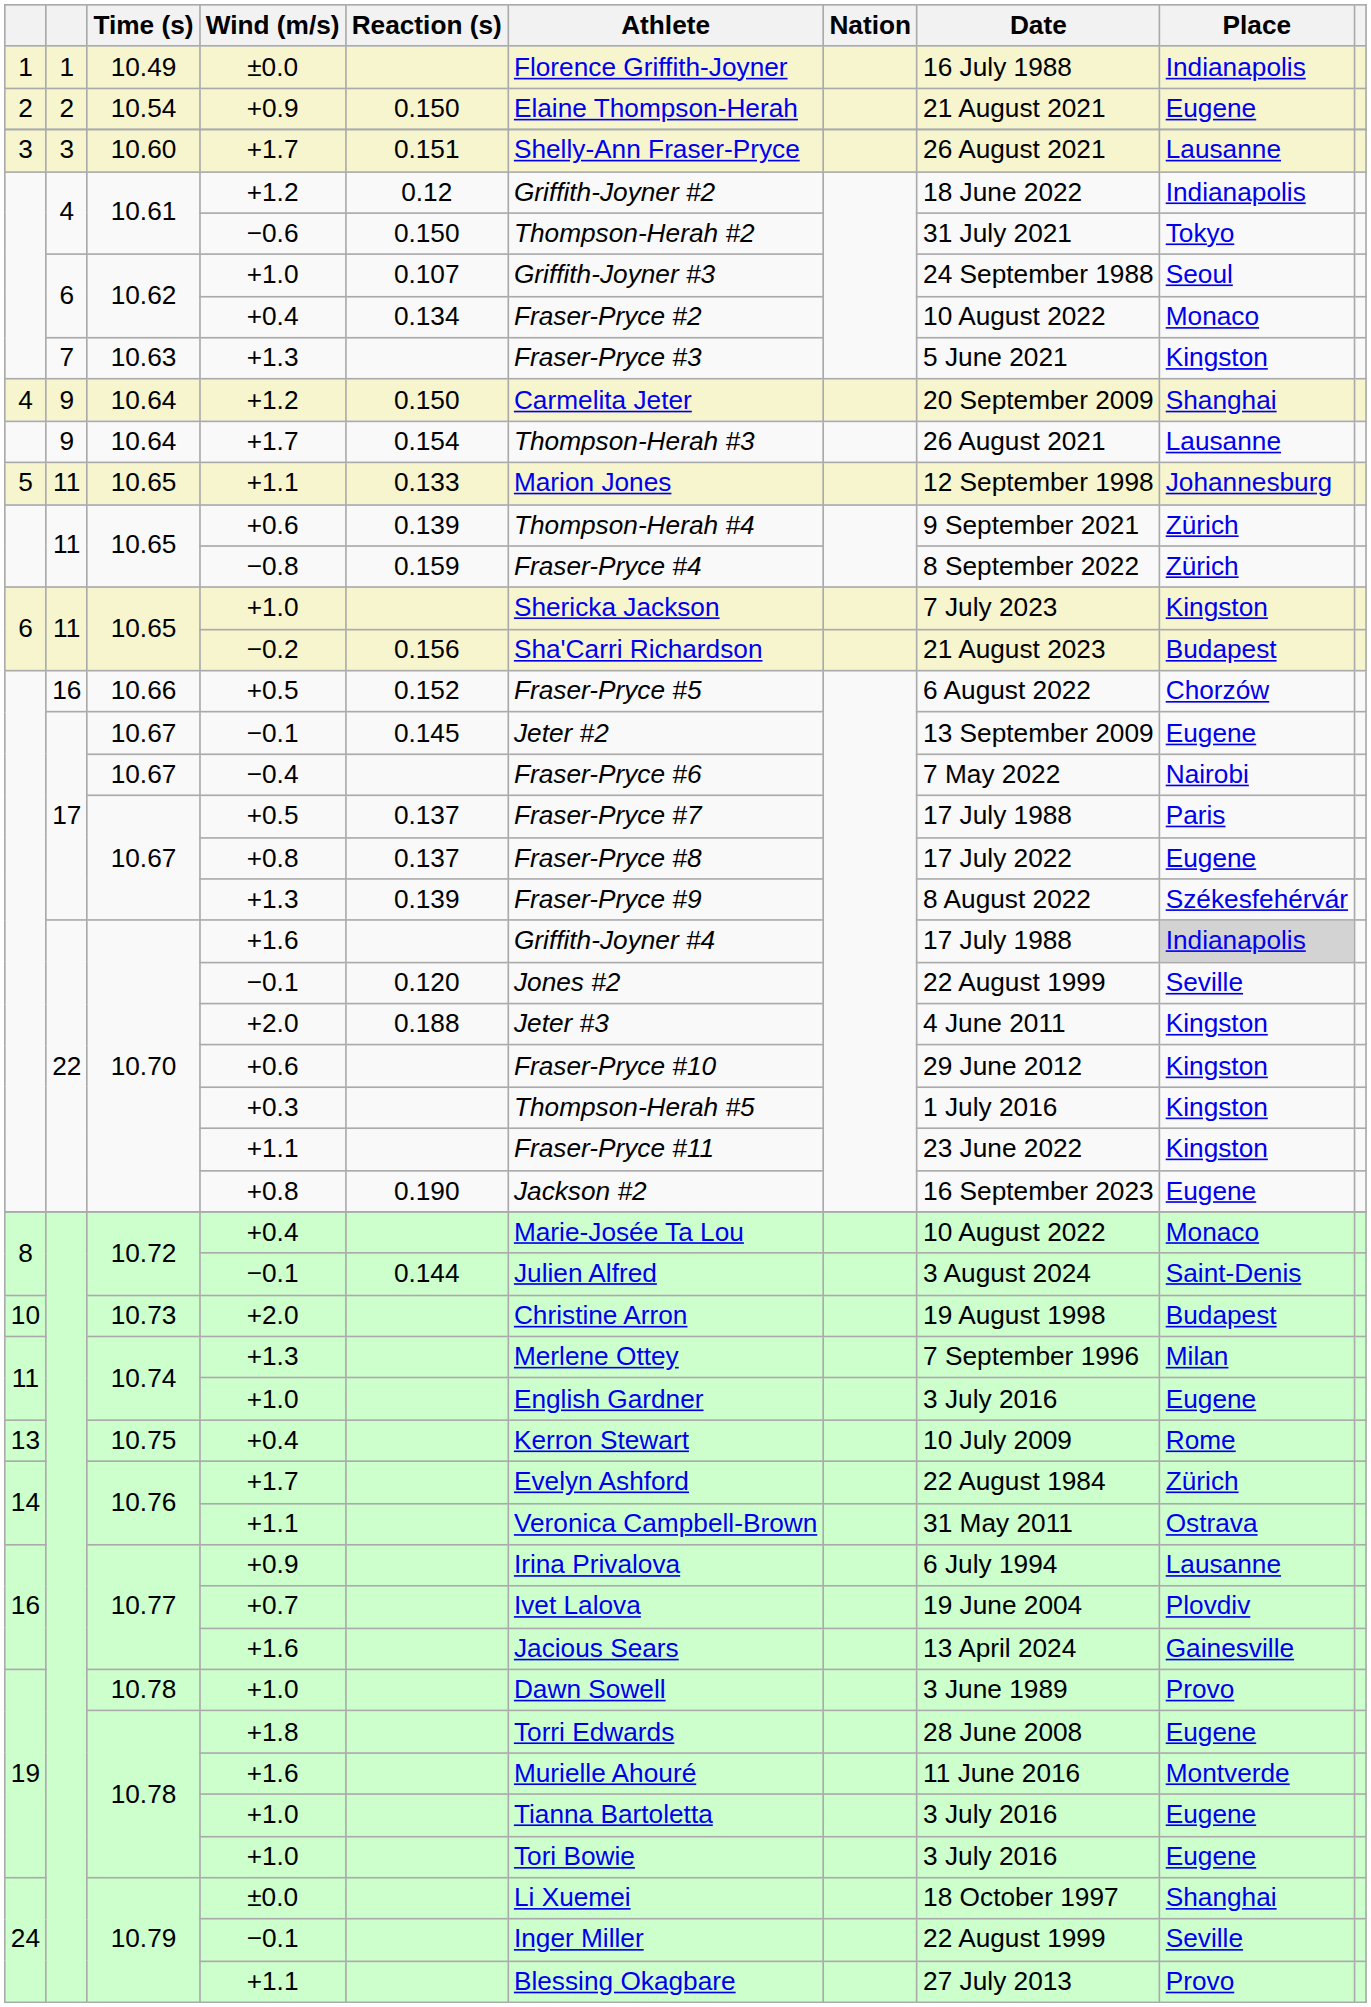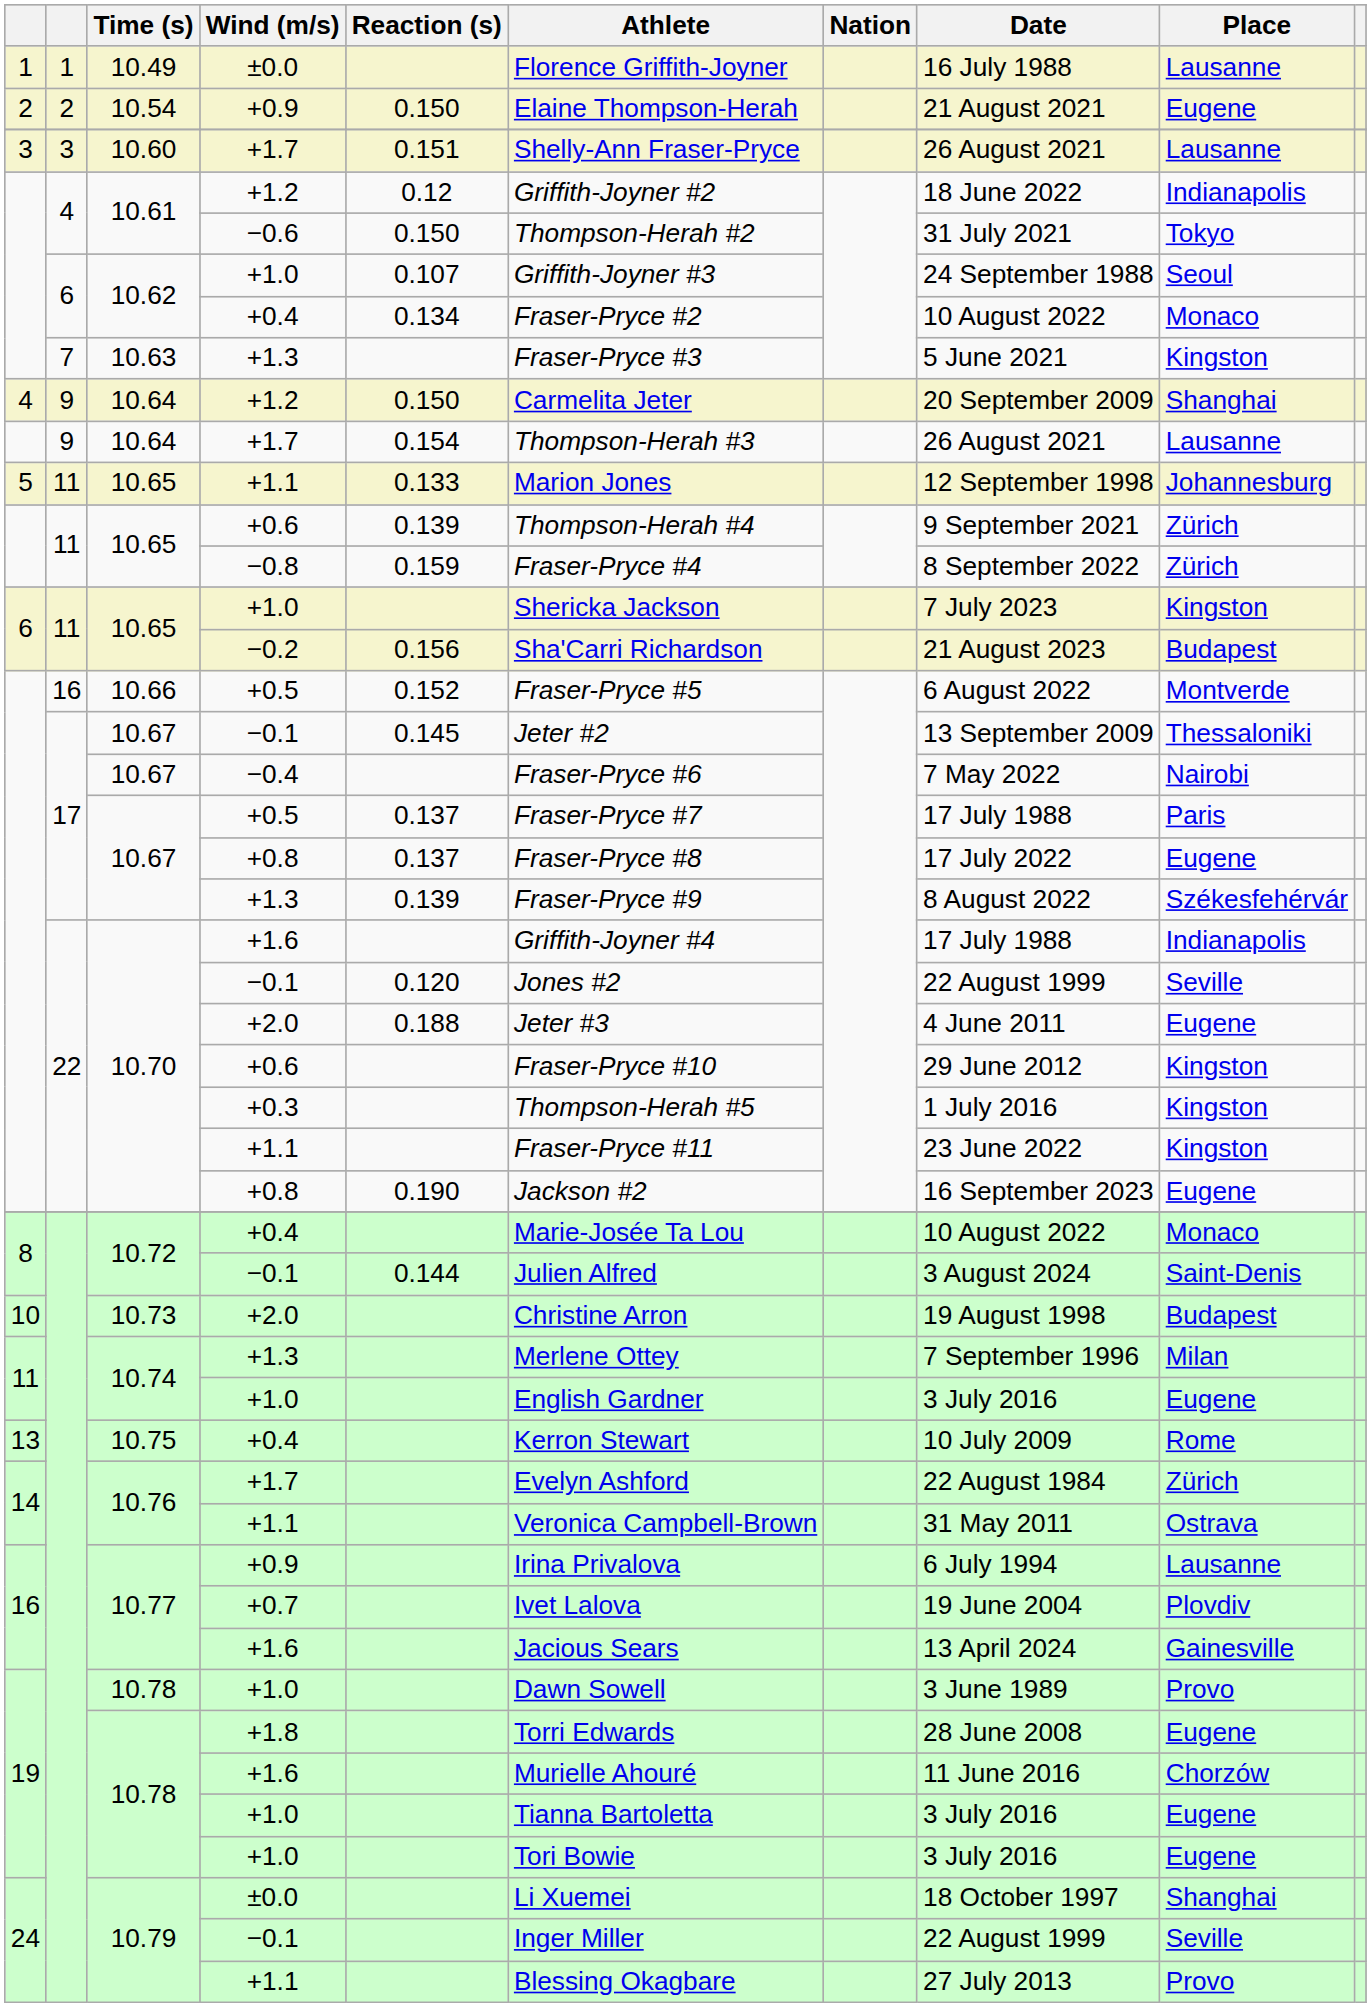(1236, 66) Indianapolis -> (1223, 66) Lausanne
(1217, 691) Chorzów -> (1228, 691) Montverde
(1211, 732) Eugene -> (1239, 732) Thessaloniki
(1236, 940) lightgrey background -> (1236, 940) no background
(1217, 1024) Kingston -> (1211, 1024) Eugene
(1228, 1773) Montverde -> (1217, 1773) Chorzów
